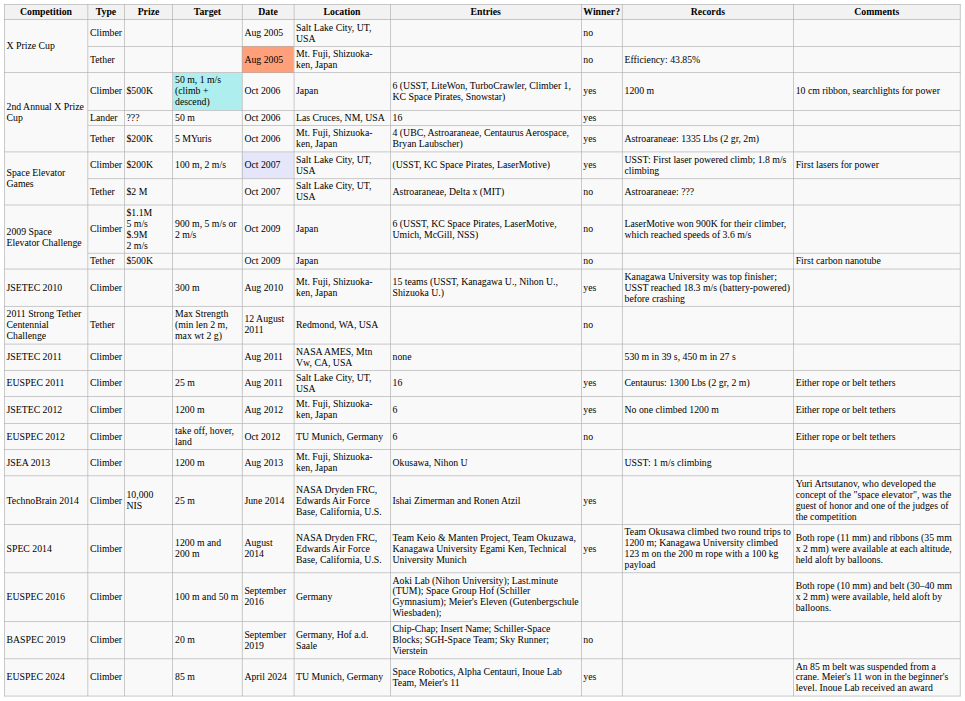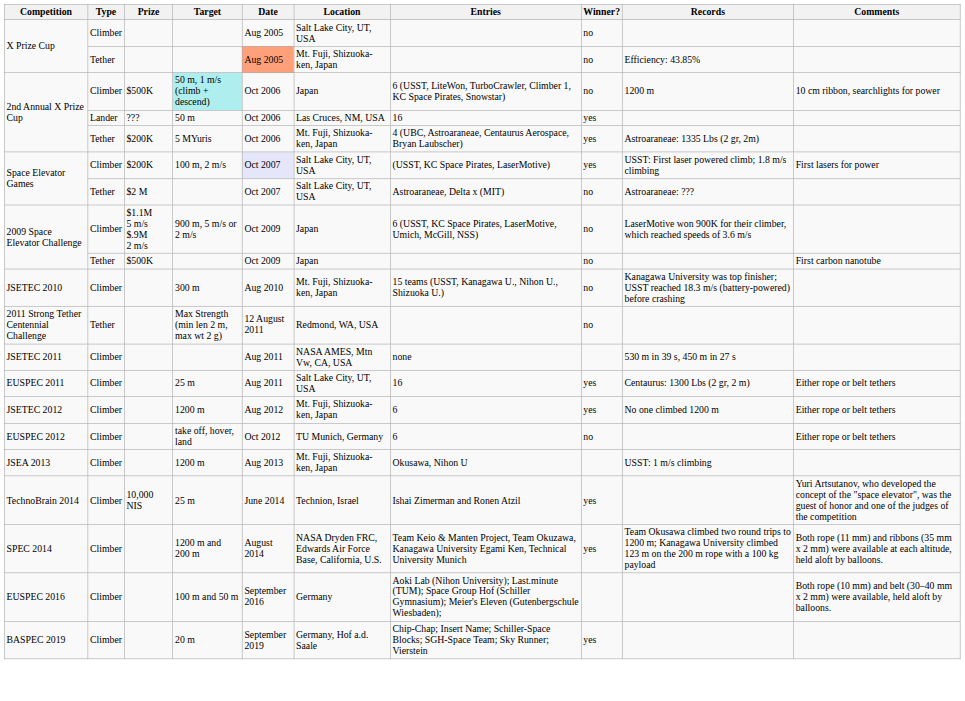(590, 91) yes -> (588, 91) no
(590, 287) yes -> (588, 287) no
(339, 500) NASA Dryden FRC, Edwards Air Force Base, California, U.S. -> (327, 500) Technion, Israel
(588, 640) no -> (590, 640) yes
- row: (36, 677)
